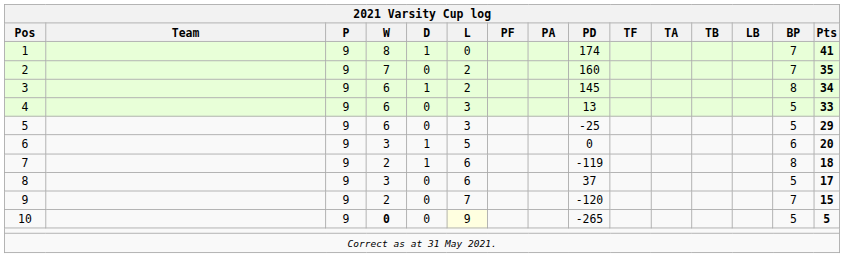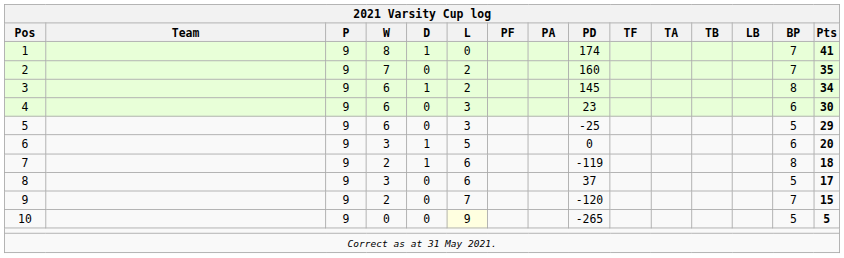(589, 107) 13 -> (589, 107) 23
(793, 107) 5 -> (793, 107) 6
(827, 107) 33 -> (827, 107) 30
(386, 219) bold -> (386, 219) normal
